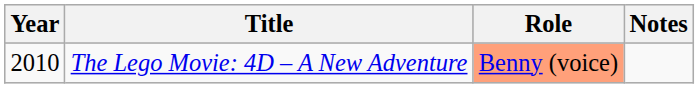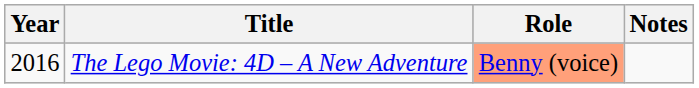(35, 62) 2010 -> (35, 62) 2016
